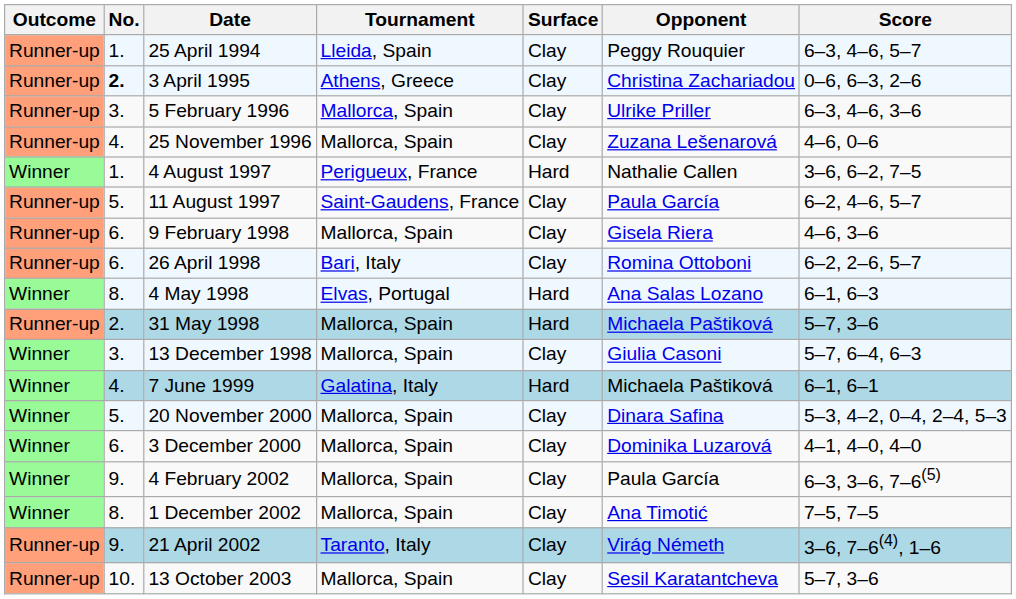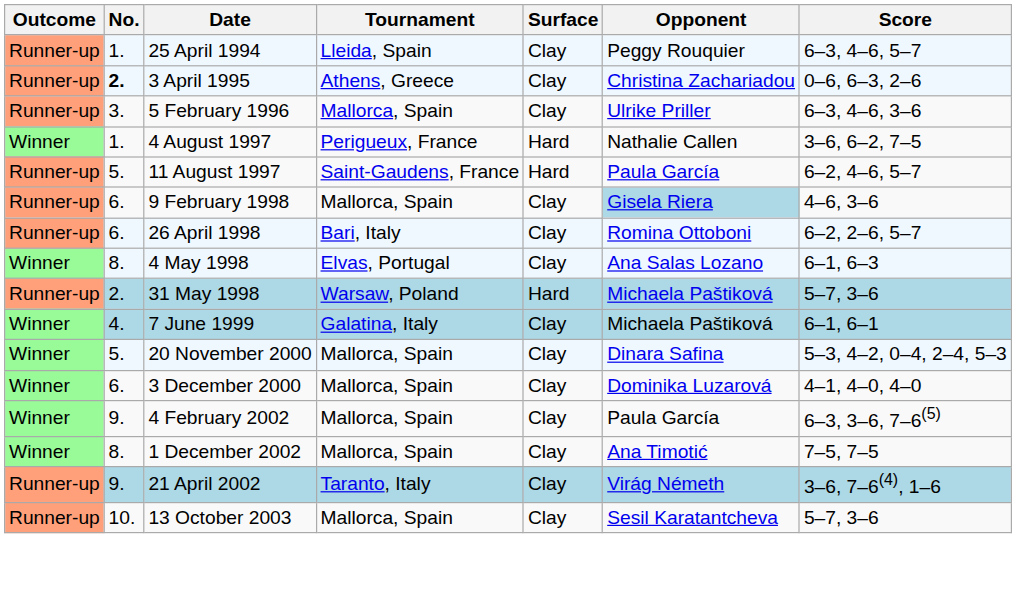- row: (230, 141)
(547, 202) Clay -> (549, 171) Hard
(660, 232) no background -> (660, 202) lightblue background
(549, 293) Hard -> (547, 263) Clay
(387, 324) Mallorca, Spain -> (390, 293) Warsaw, Poland
- row: (230, 354)
(549, 385) Hard -> (547, 324) Clay
